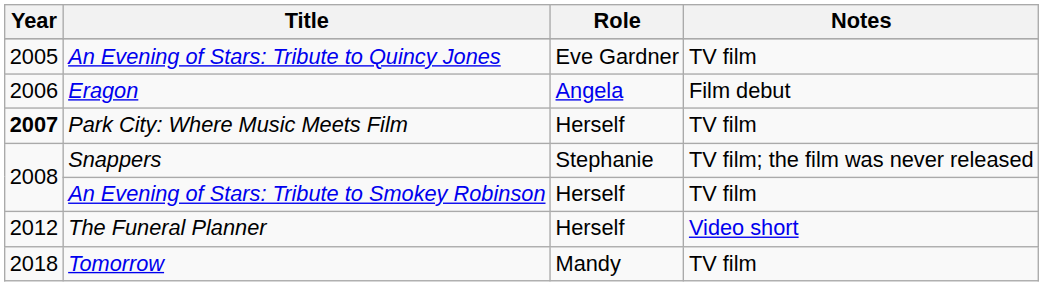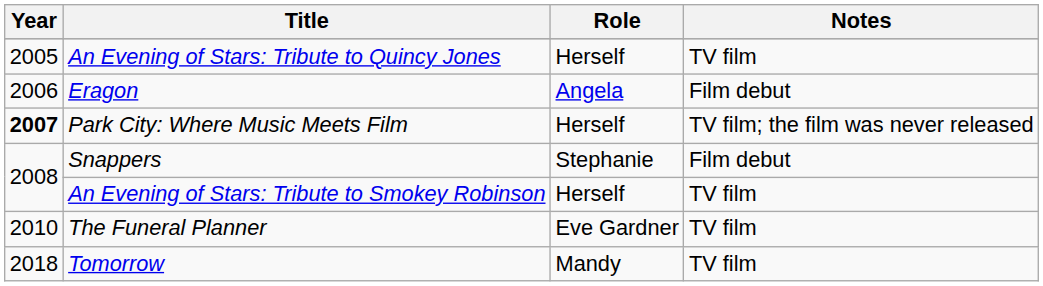(617, 56) Eve Gardner -> (590, 56) Herself
(723, 125) TV film -> (861, 125) TV film; the film was never released
(861, 159) TV film; the film was never released -> (740, 159) Film debut
(34, 228) 2012 -> (34, 228) 2010
(590, 228) Herself -> (617, 228) Eve Gardner
(744, 228) Video short -> (723, 228) TV film
